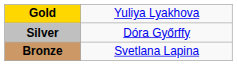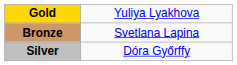rows swapped: (43, 32) <-> (43, 51)
